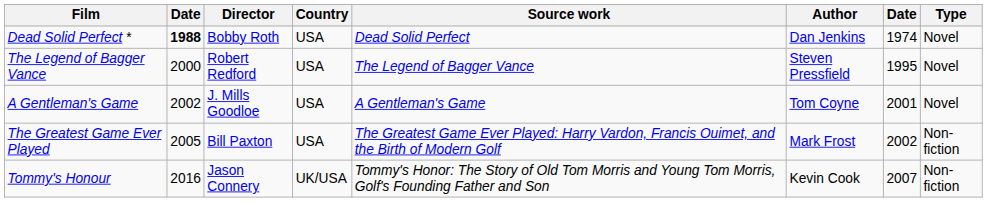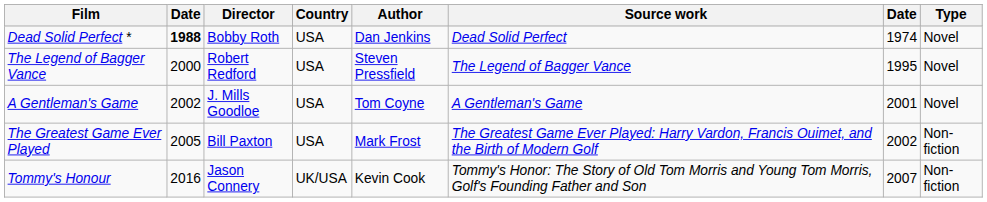columns swapped: (569, 15) <-> (835, 15)
